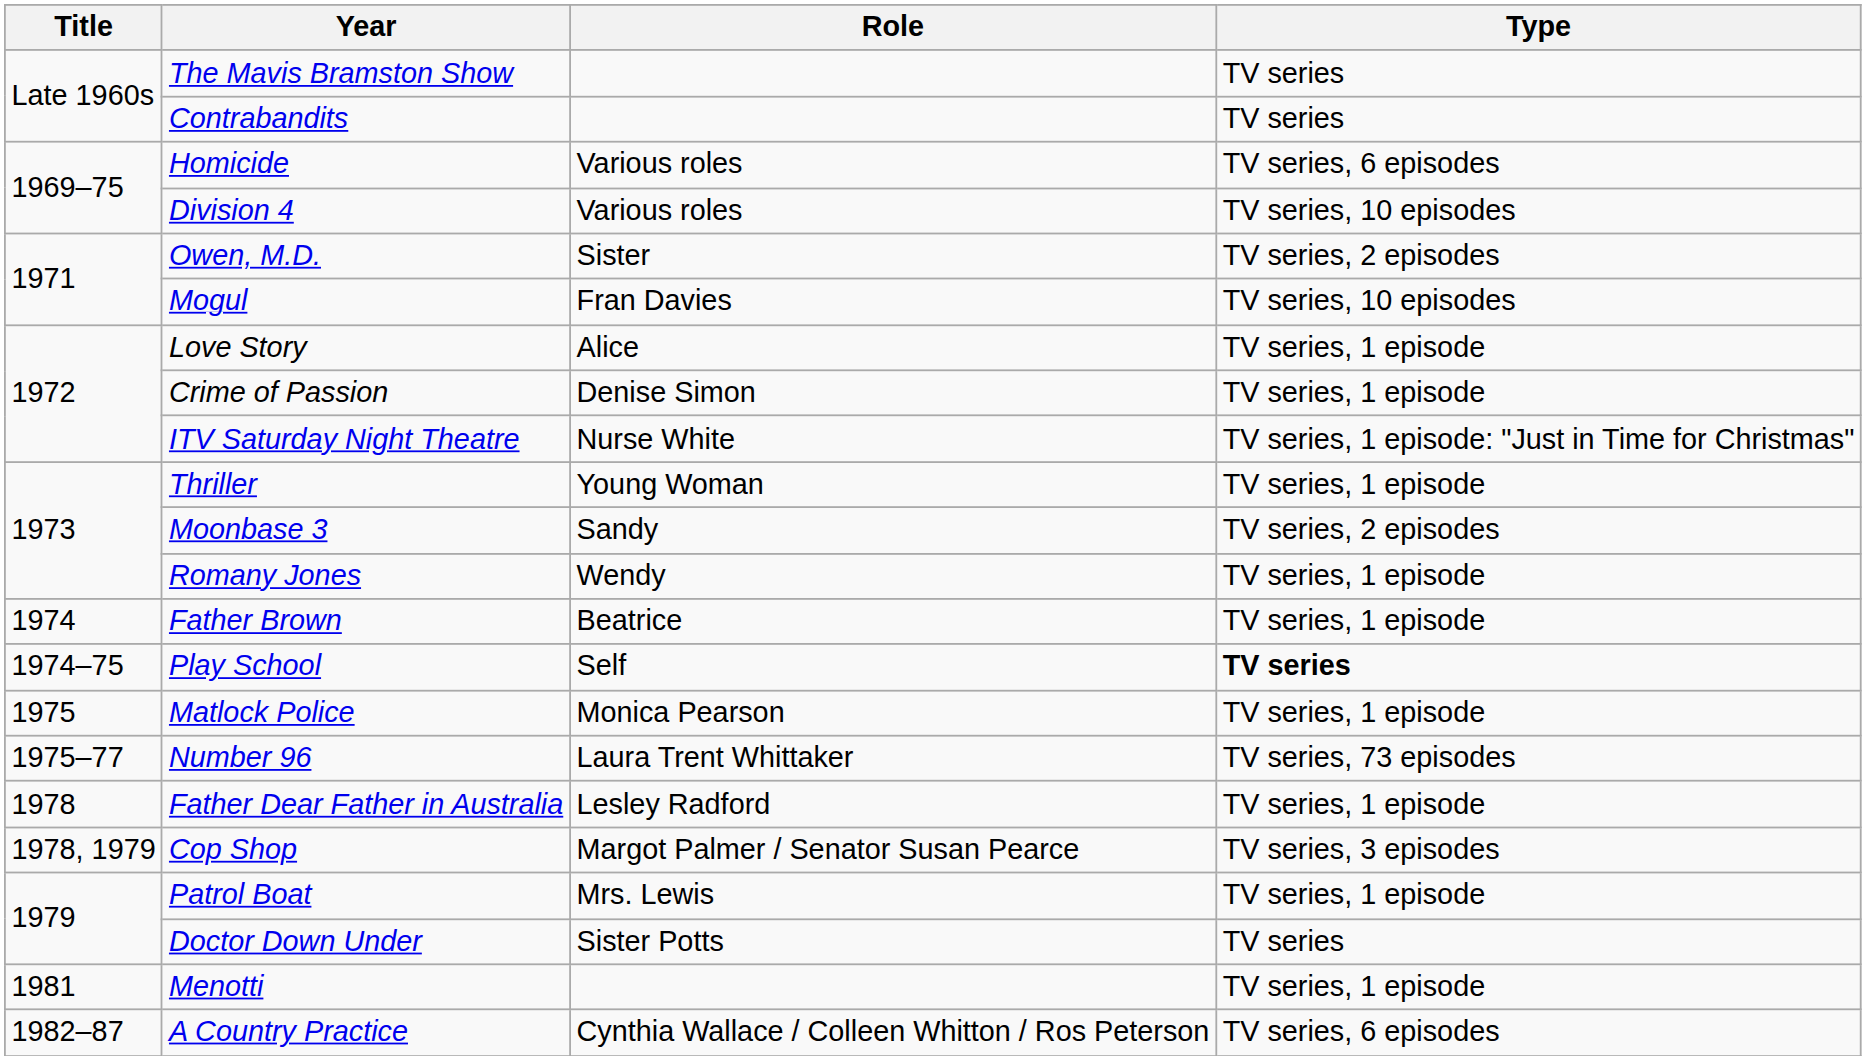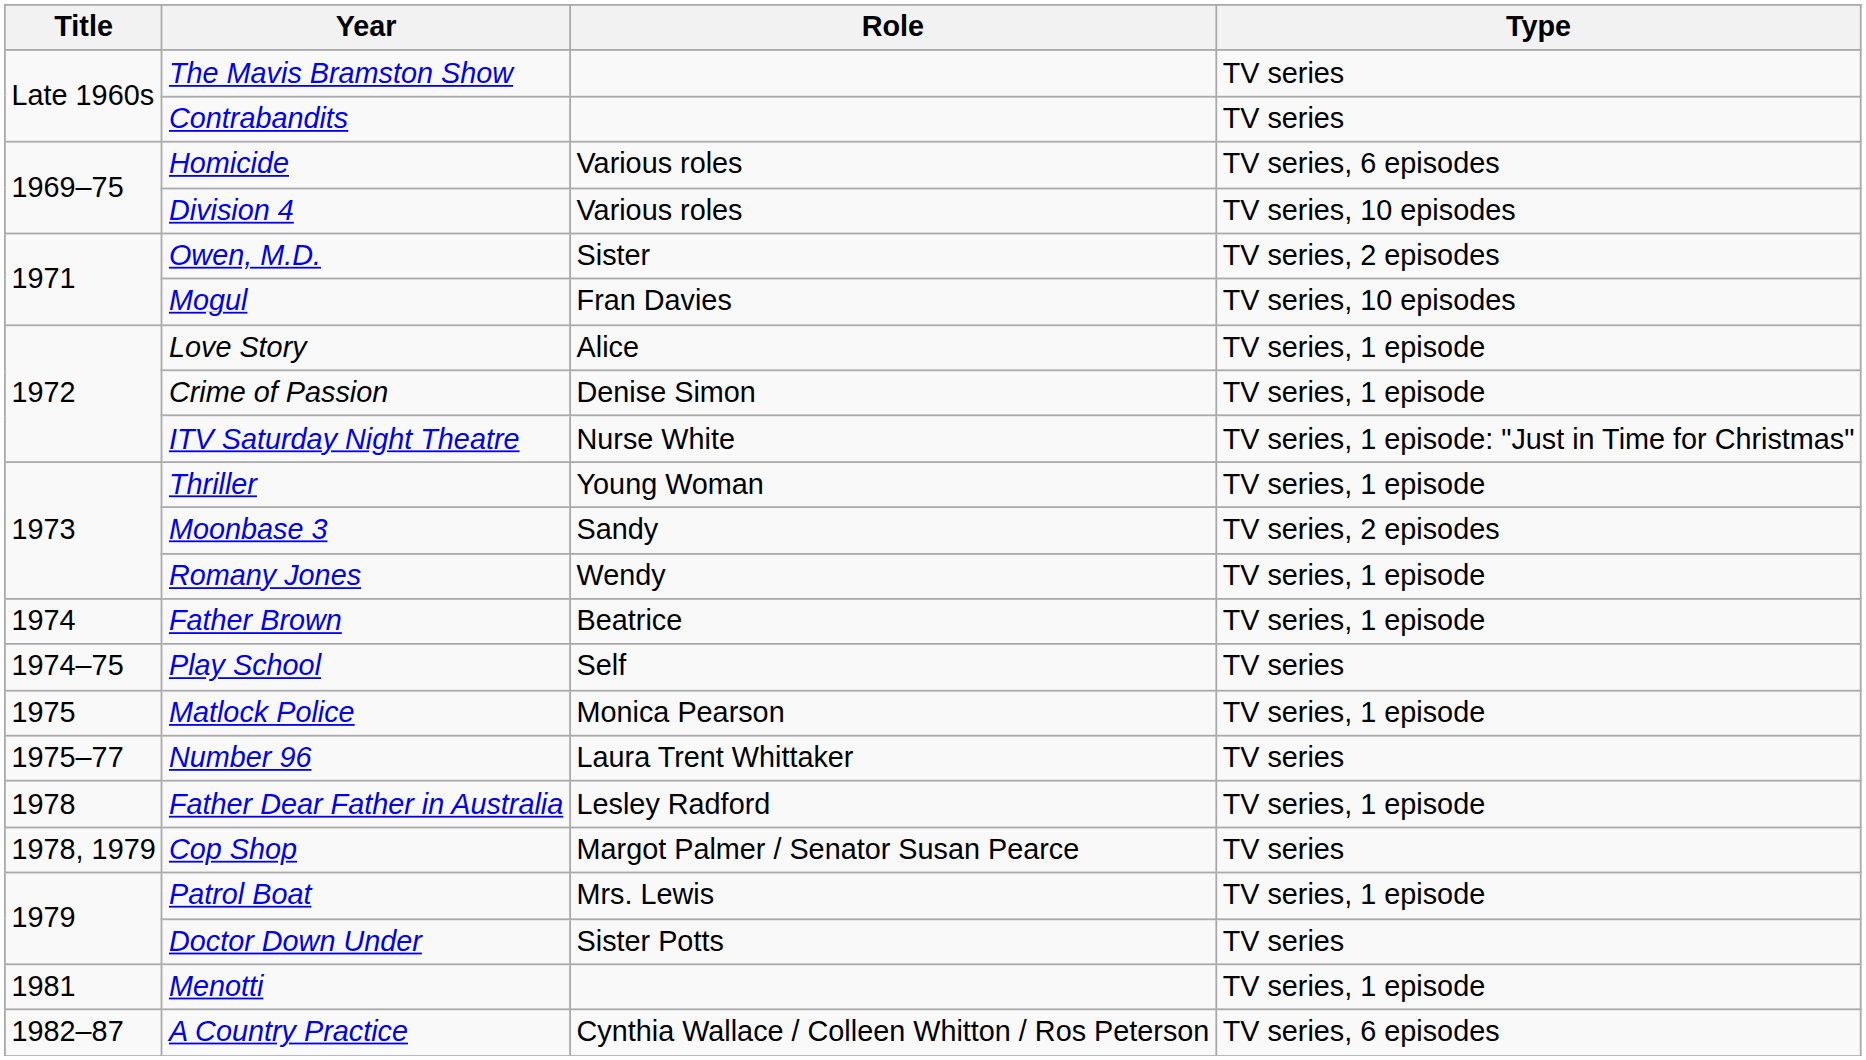(1287, 666) bold -> (1283, 666) normal
(1369, 758) TV series, 73 episodes -> (1283, 758) TV series
(1361, 849) TV series, 3 episodes -> (1283, 849) TV series
